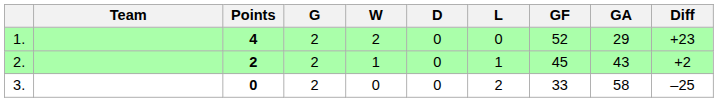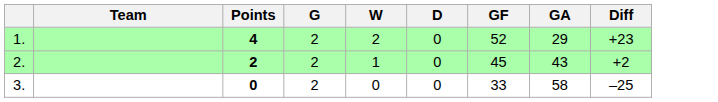- column: (499, 16)
